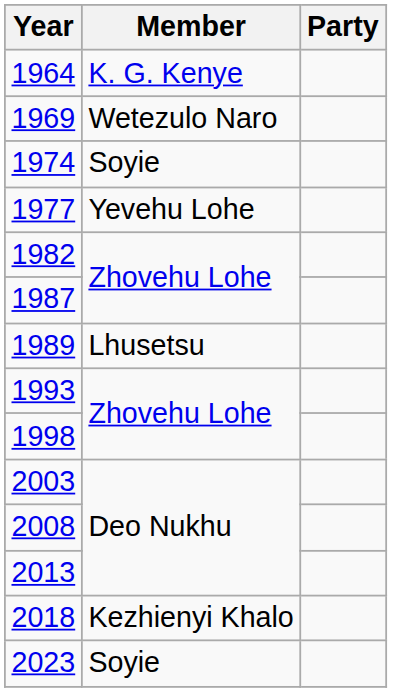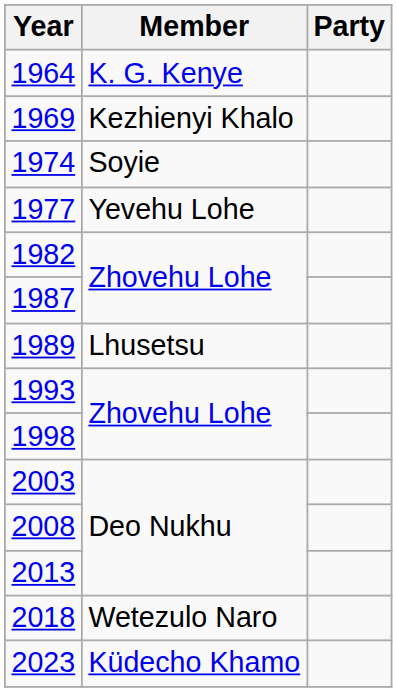(183, 118) Wetezulo Naro -> (191, 118) Kezhienyi Khalo
(191, 617) Kezhienyi Khalo -> (183, 617) Wetezulo Naro
(124, 663) Soyie -> (194, 663) Küdecho Khamo
